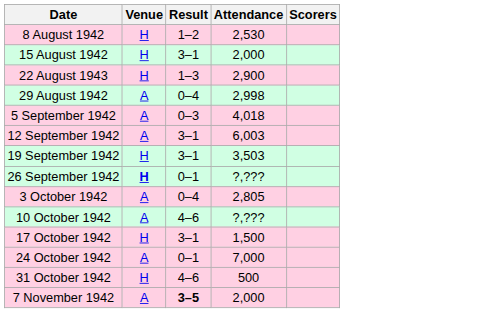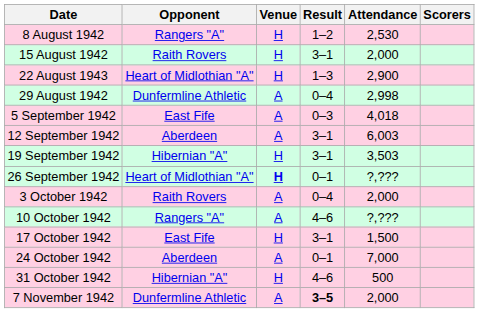+ column: (189, 15)
(249, 197) 2,805 -> (383, 197) 2,000
